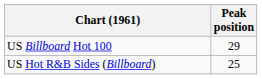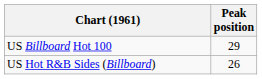(234, 64) 25 -> (234, 64) 26
